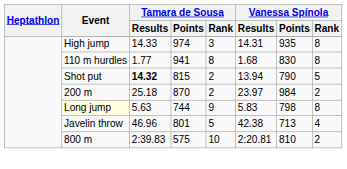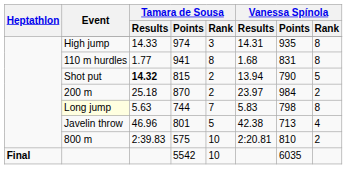(287, 60) 830 -> (287, 60) 831
(211, 108) 9 -> (211, 108) 7
+ row: (184, 156)
